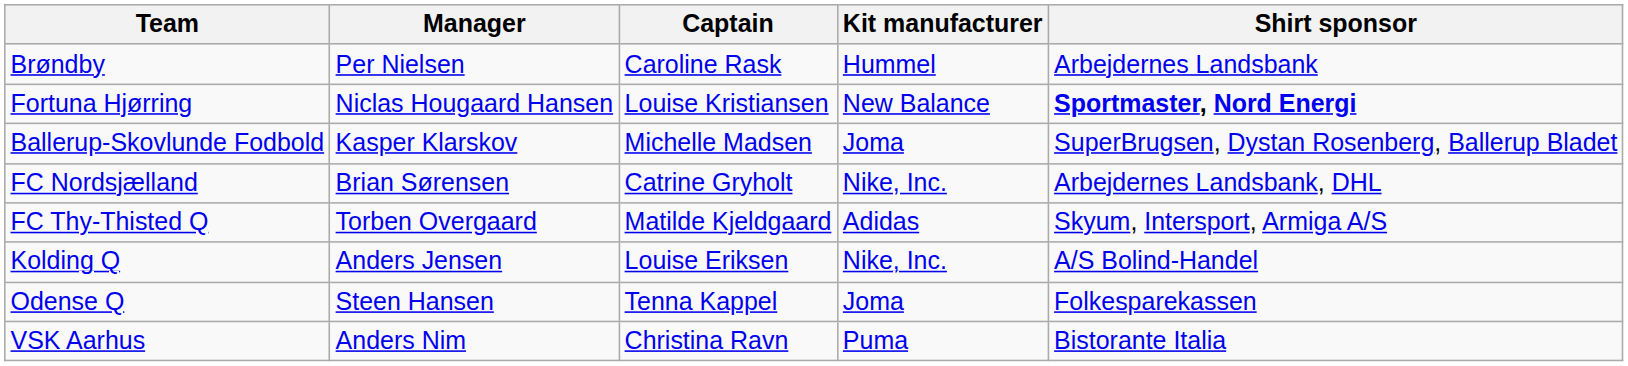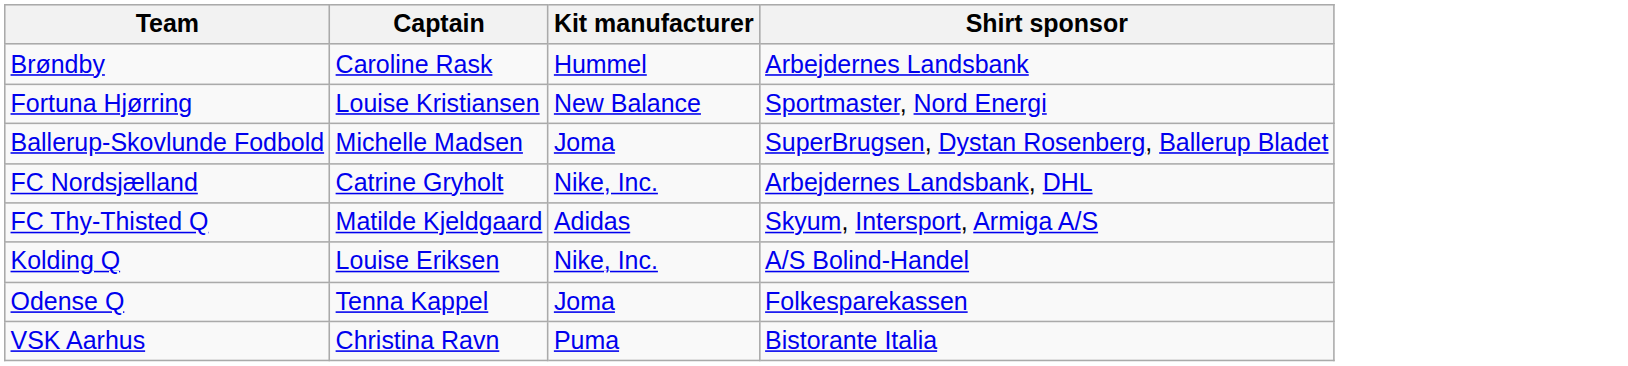- column: (474, 24)
(1205, 103) bold -> (906, 103) normal
